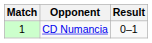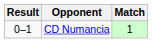columns swapped: (22, 12) <-> (129, 12)
